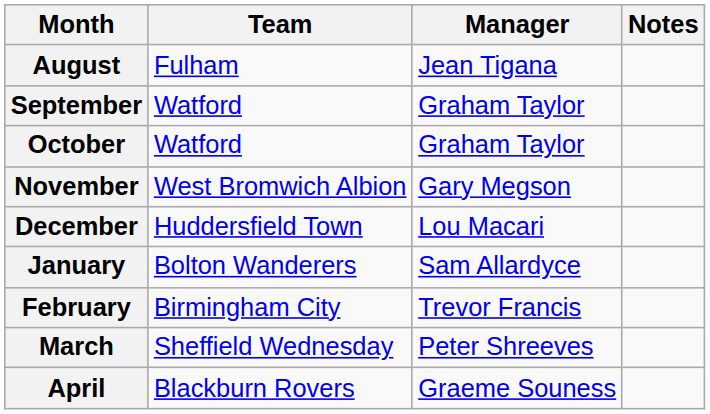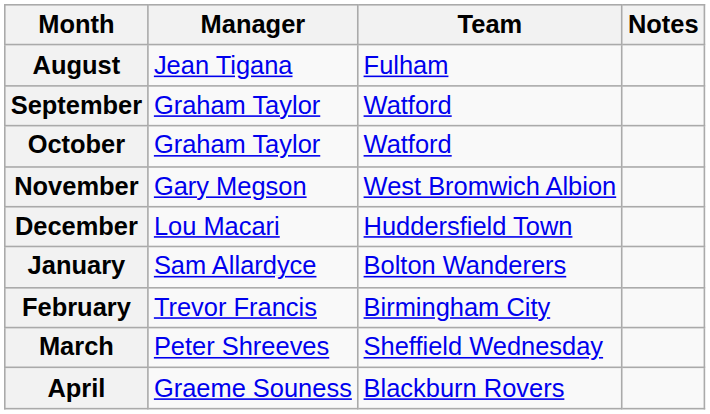columns swapped: (517, 24) <-> (280, 24)
